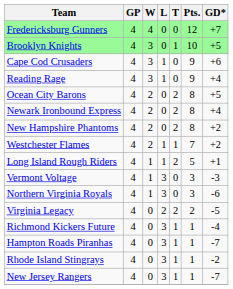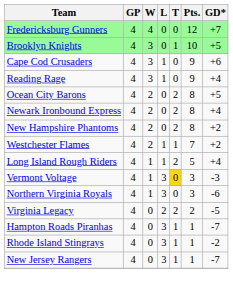(215, 161) +1 -> (215, 161) +4
(176, 177) no background -> (176, 177) gold background
- row: (61, 227)
